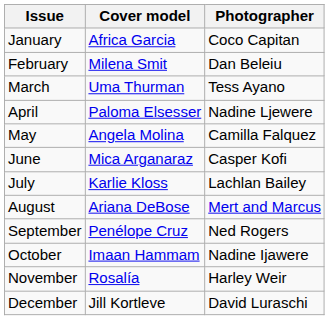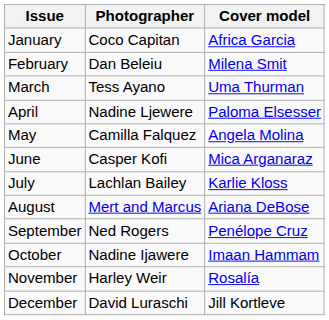columns swapped: (145, 16) <-> (265, 16)
